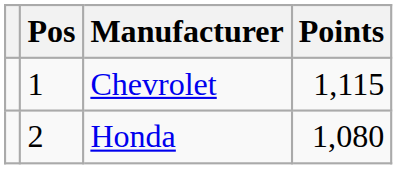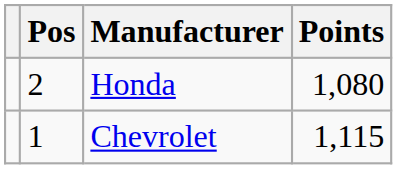rows swapped: (154, 84) <-> (133, 136)
